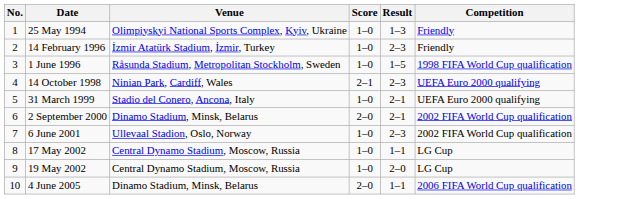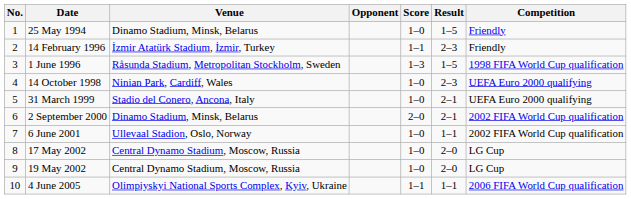+ column: (375, 13)
(229, 30) Olimpiyskyi National Sports Complex, Kyiv, Ukraine -> (185, 30) Dinamo Stadium, Minsk, Belarus
(397, 30) 1–3 -> (449, 30) 1–5
(365, 47) 1–0 -> (416, 47) 1–1
(365, 64) 1–0 -> (416, 64) 1–3
(365, 82) 2–1 -> (416, 82) 1–0
(397, 133) 2–3 -> (449, 133) 1–1
(397, 151) 1–1 -> (449, 151) 2–0
(185, 185) Dinamo Stadium, Minsk, Belarus -> (229, 185) Olimpiyskyi National Sports Complex, Kyiv, Ukraine
(365, 185) 2–0 -> (416, 185) 1–1
